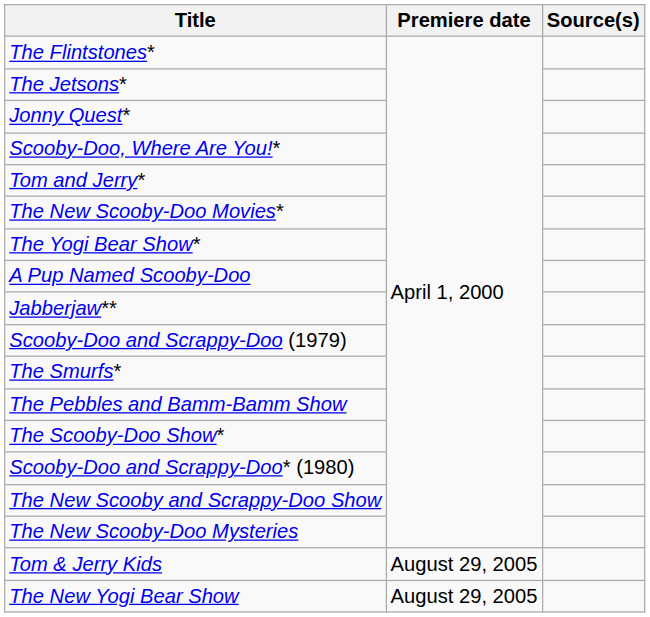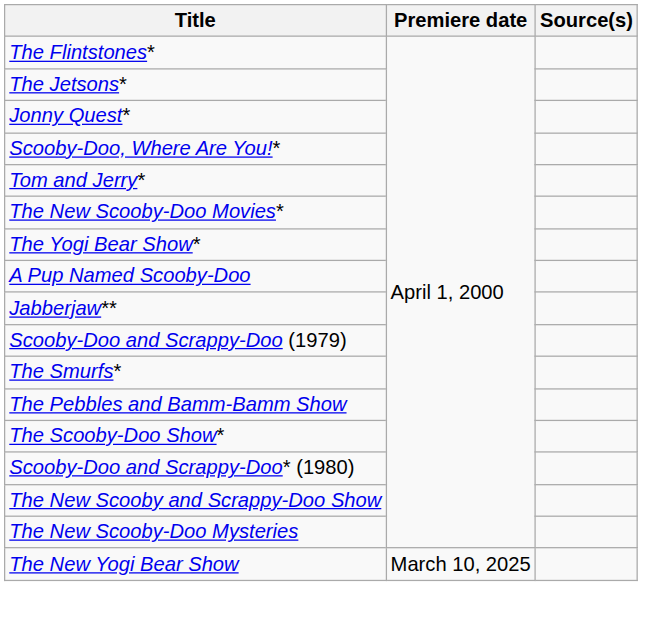- row: (86, 564)
(464, 595) August 29, 2005 -> (461, 564) March 10, 2025
